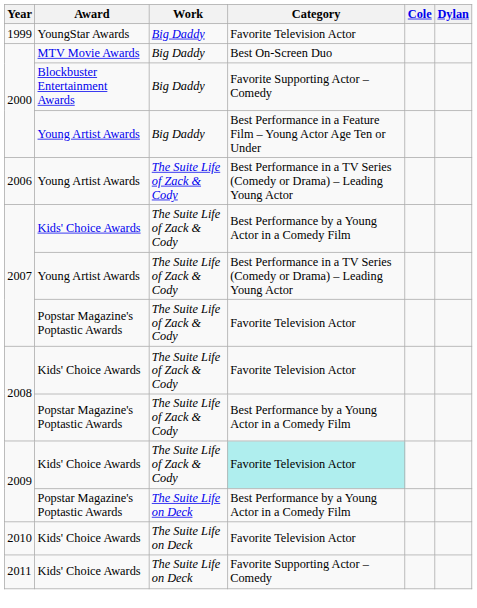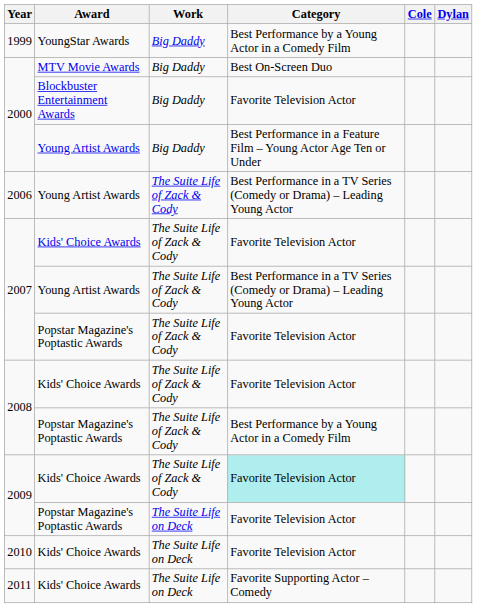(293, 33) Favorite Television Actor -> (304, 40) Best Performance by a Young Actor in a Comedy Film
(300, 86) Favorite Supporting Actor – Comedy -> (293, 100) Favorite Television Actor
(304, 228) Best Performance by a Young Actor in a Comedy Film -> (293, 242) Favorite Television Actor
(304, 505) Best Performance by a Young Actor in a Comedy Film -> (293, 519) Favorite Television Actor
